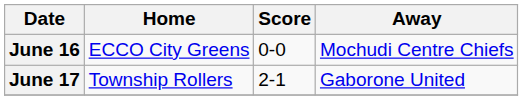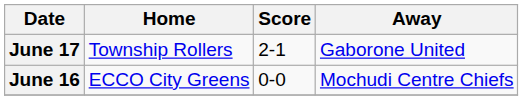rows swapped: (44, 49) <-> (44, 79)
